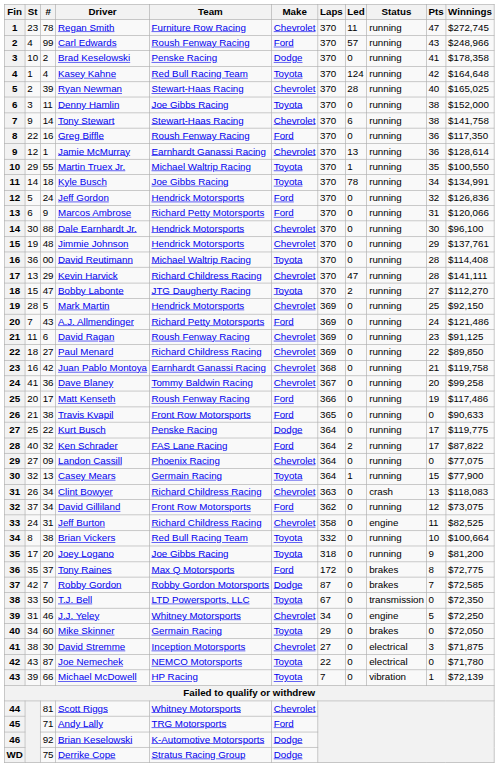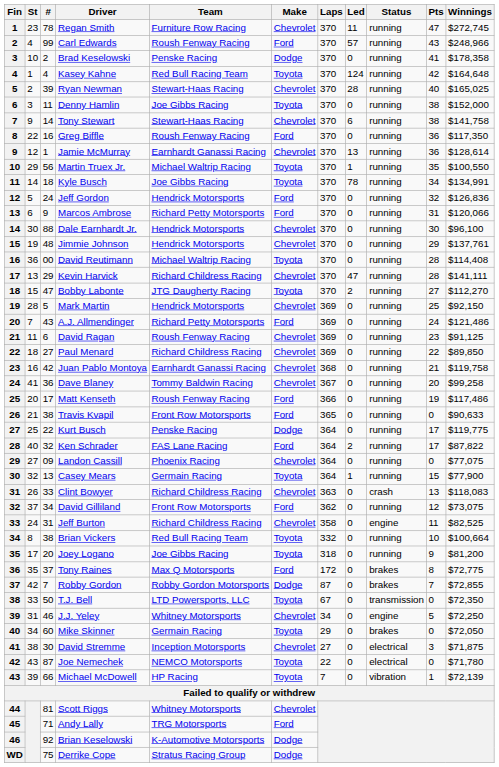(48, 167) 55 -> (48, 167) 56
(48, 492) 34 -> (48, 492) 33
(466, 584) $72,585 -> (466, 584) $72,855
